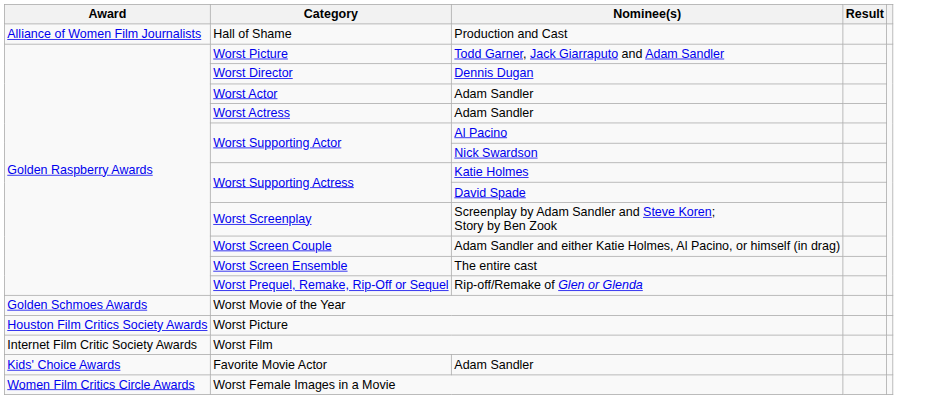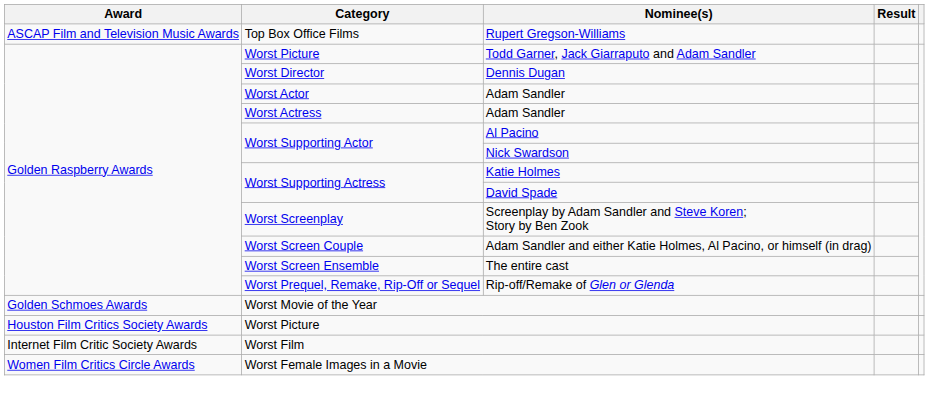- row: (252, 34)
+ row: (302, 34)
- row: (270, 364)
